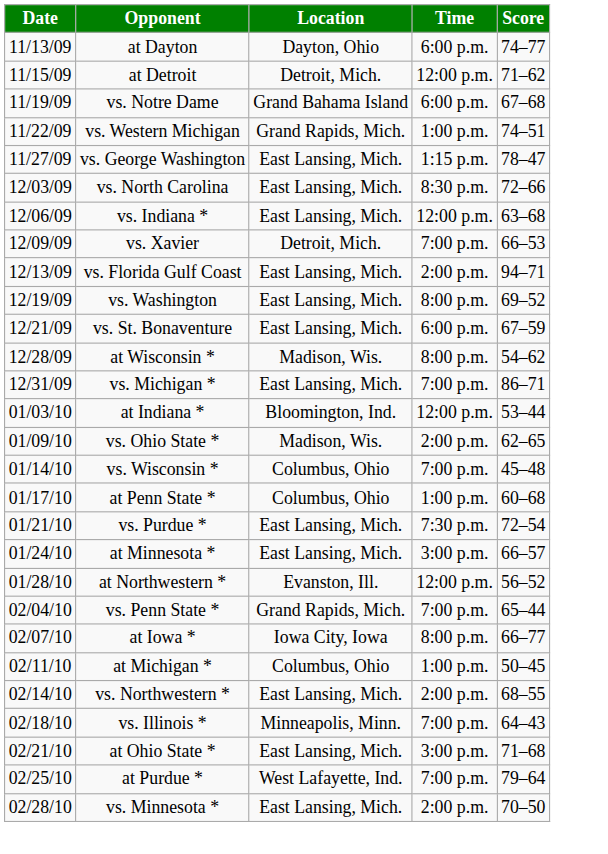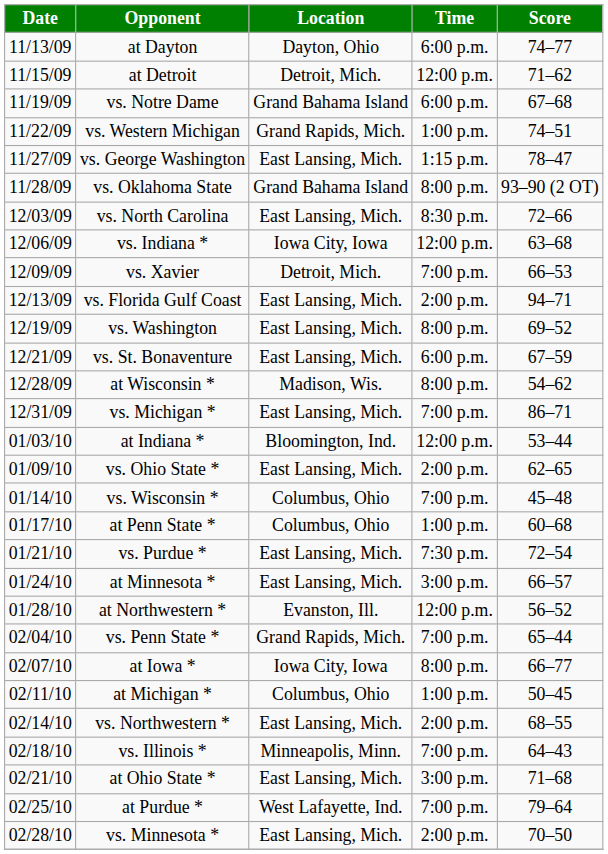+ row: (163, 187)
(331, 215) East Lansing, Mich. -> (331, 243) Iowa City, Iowa
(331, 441) Madison, Wis. -> (331, 469) East Lansing, Mich.
